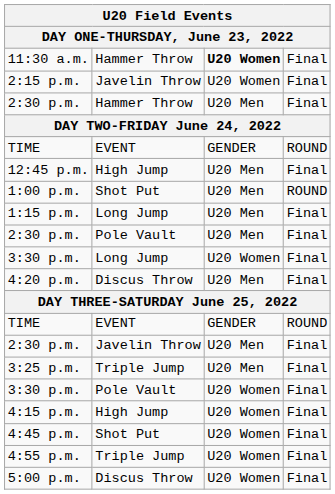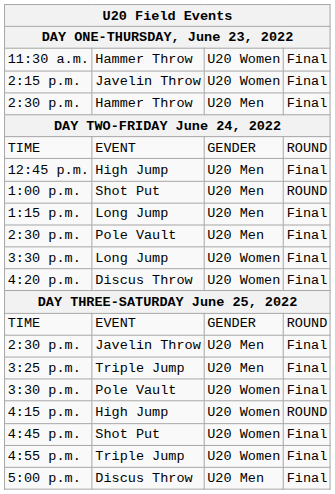(244, 60) bold -> (244, 60) normal
(236, 280) U20 Men -> (244, 280) U20 Women
(307, 412) Final -> (307, 412) ROUND
(244, 478) U20 Women -> (236, 478) U20 Men
